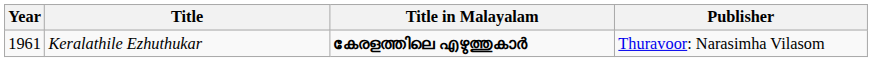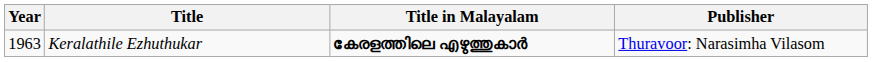(25, 43) 1961 -> (25, 43) 1963
